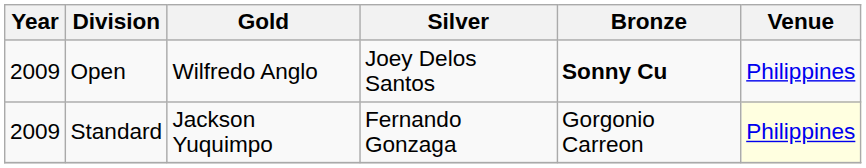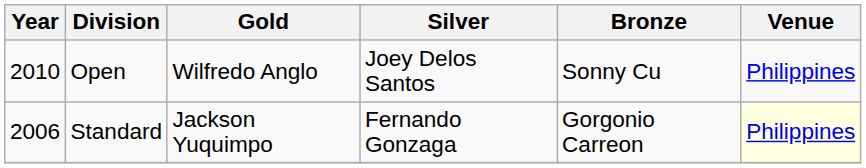(35, 70) 2009 -> (35, 70) 2010
(615, 70) bold -> (612, 70) normal
(35, 132) 2009 -> (35, 132) 2006
